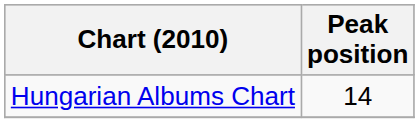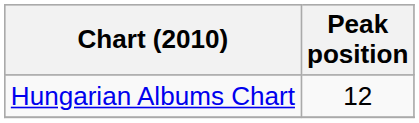(358, 95) 14 -> (358, 95) 12
